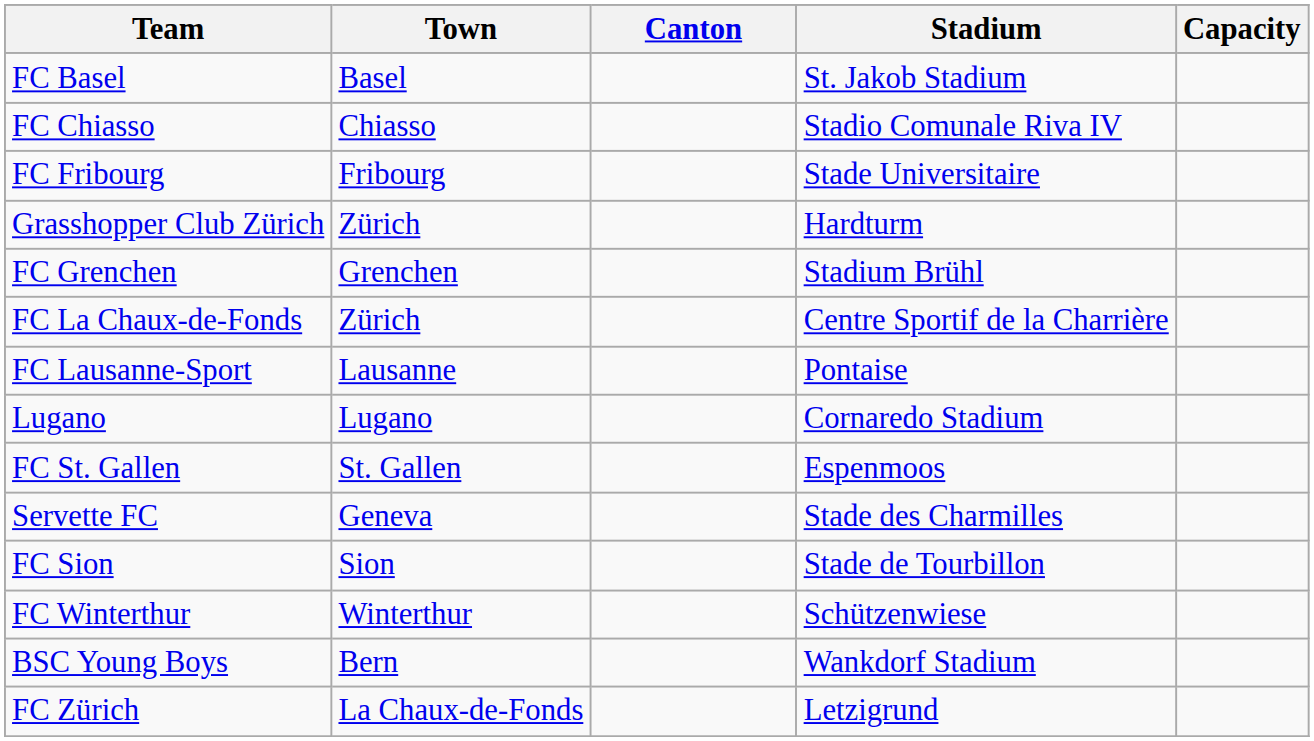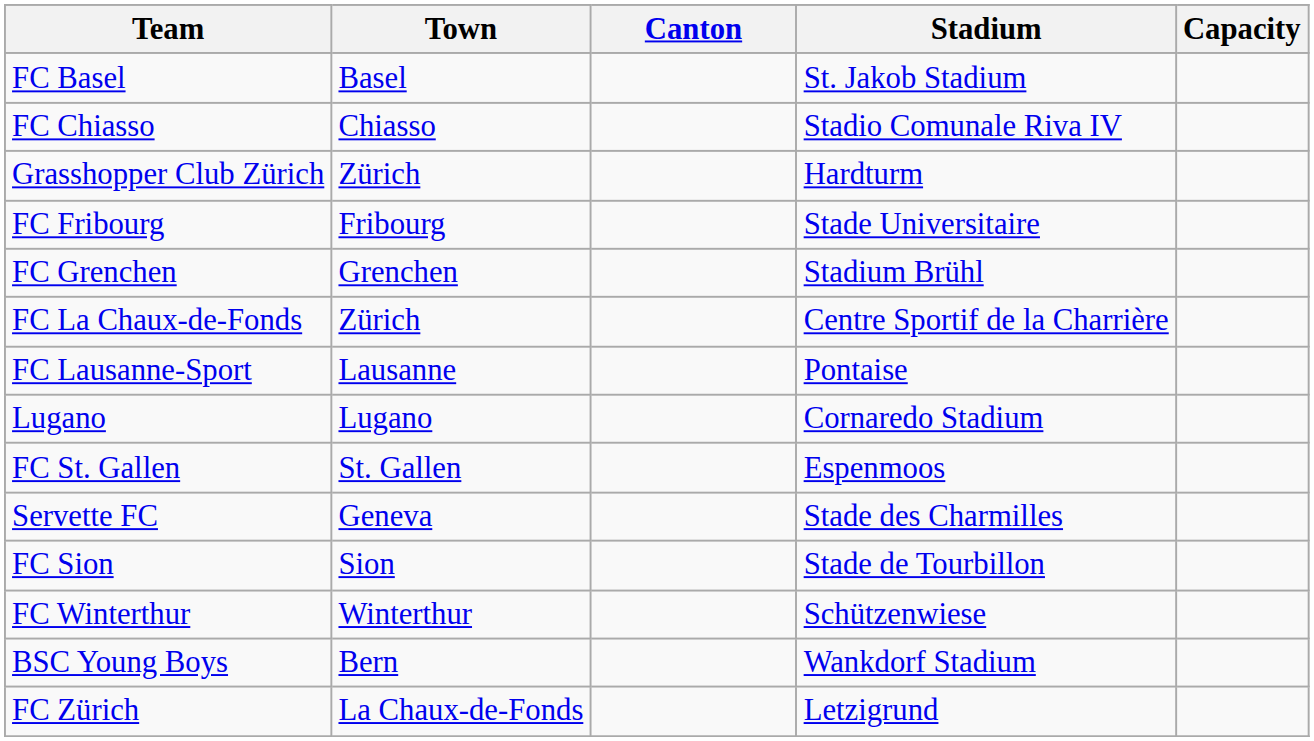rows swapped: (88, 175) <-> (168, 223)
